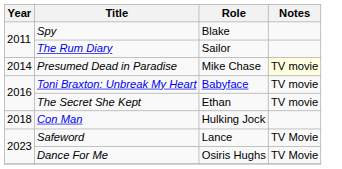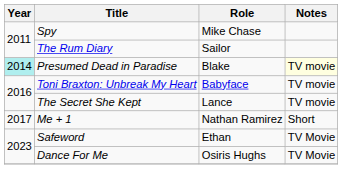(216, 31) Blake -> (231, 31) Mike Chase
(19, 66) no background -> (19, 66) paleturquoise background
(231, 66) Mike Chase -> (216, 66) Blake
(216, 102) Ethan -> (217, 102) Lance
+ row: (54, 119)
- row: (60, 119)
(217, 137) Lance -> (216, 137) Ethan
